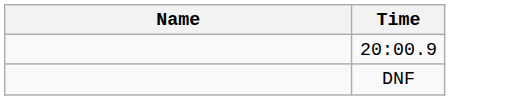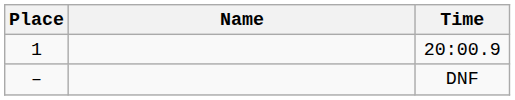+ column: (37, 20)
